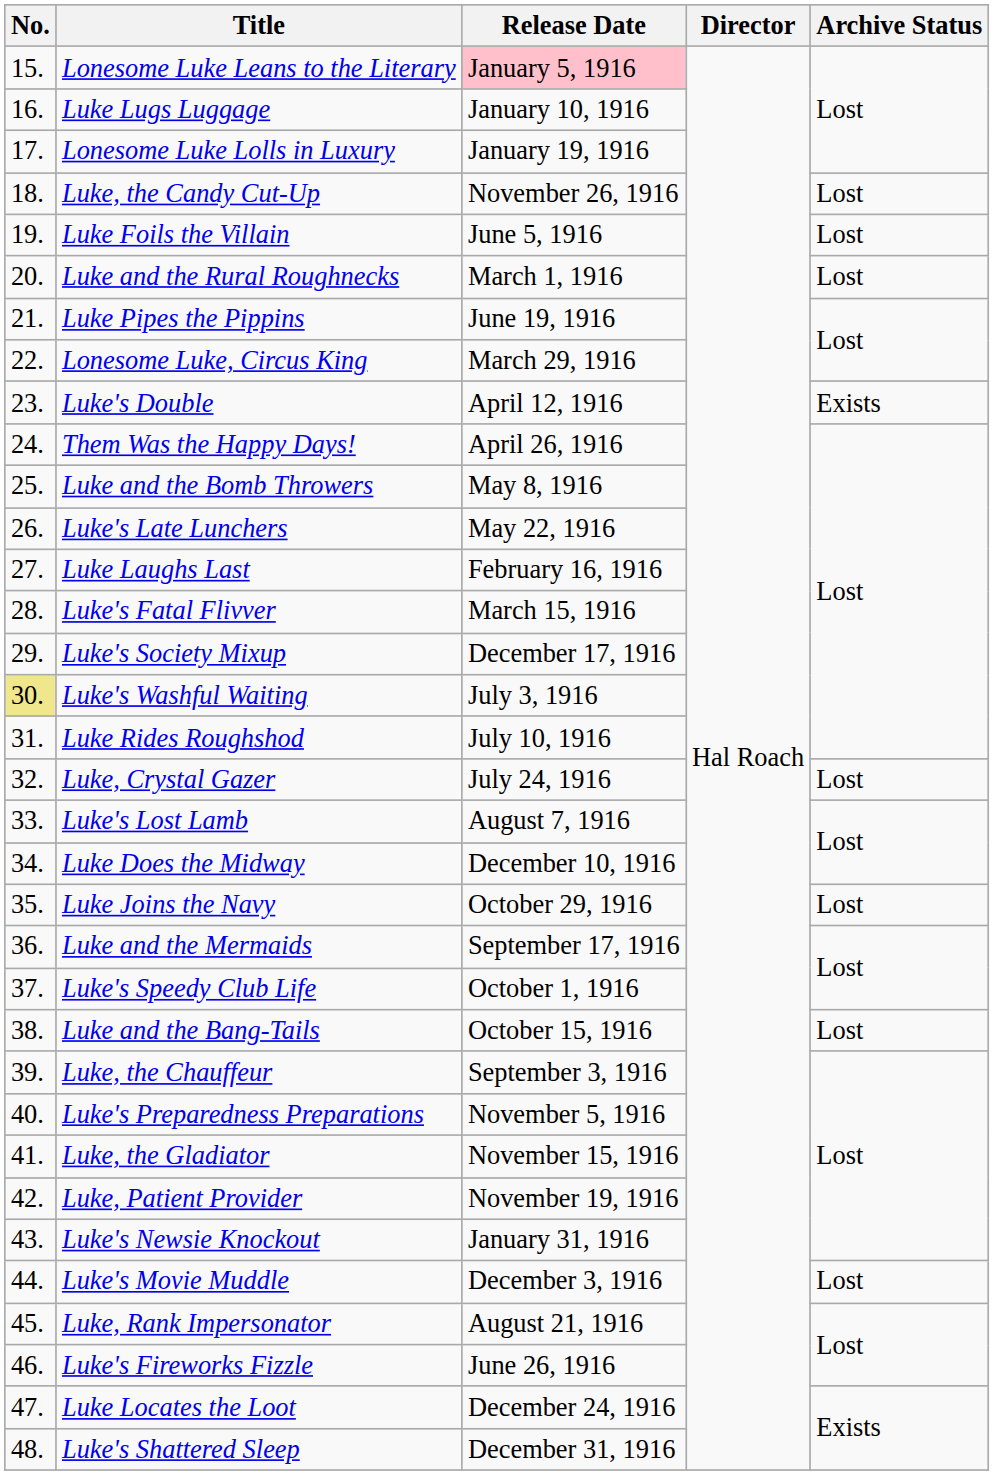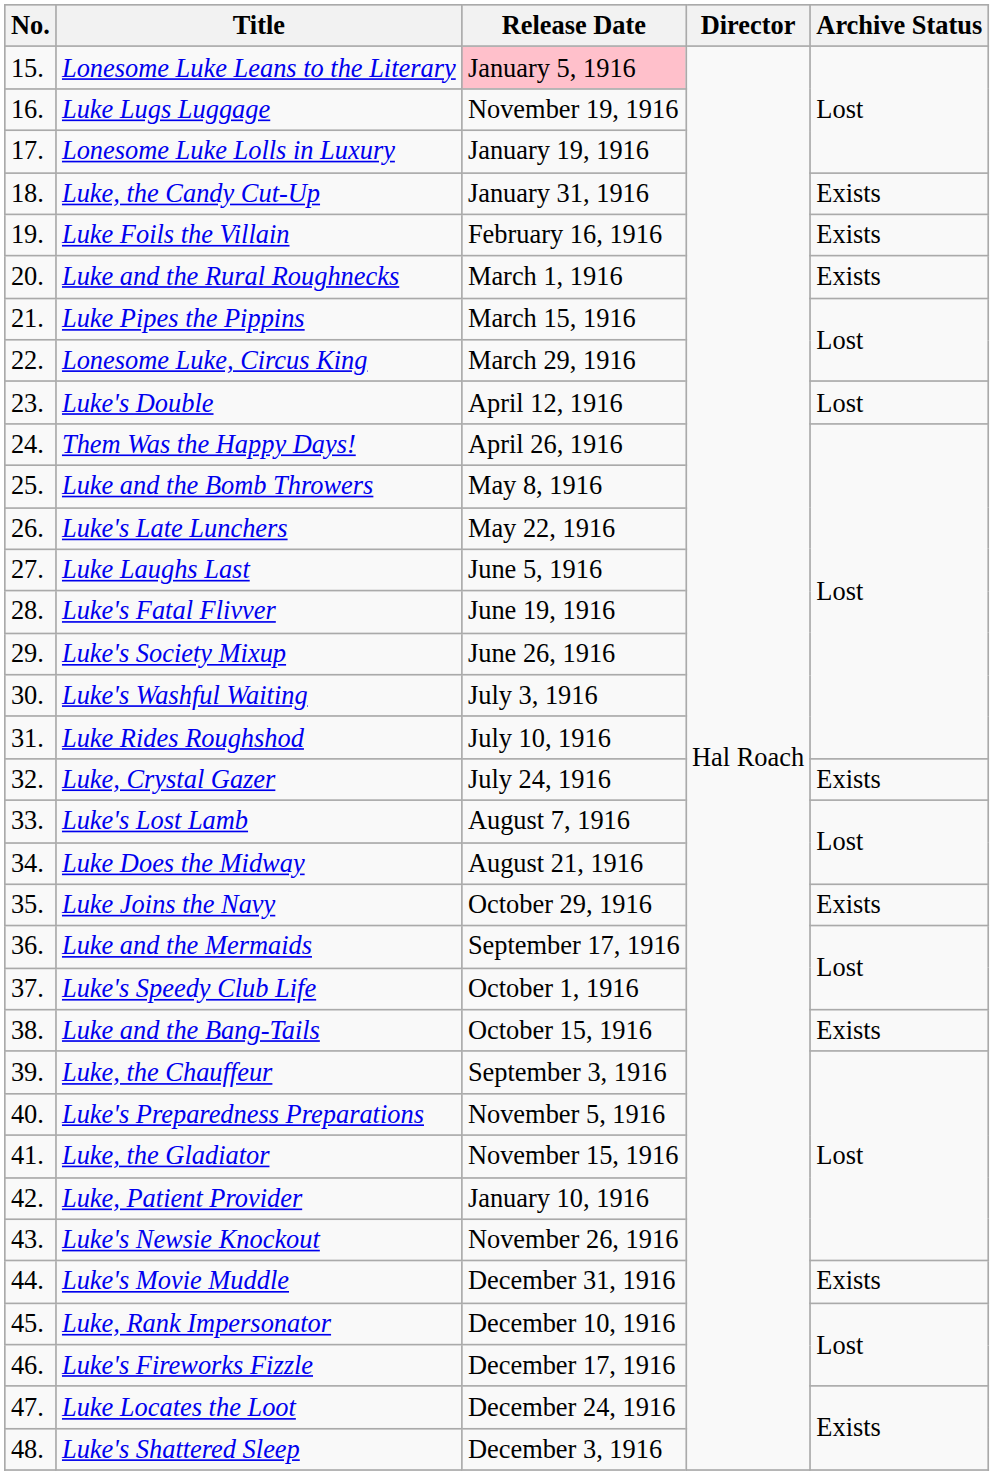(558, 109) January 10, 1916 -> (573, 109) November 19, 1916
(573, 192) November 26, 1916 -> (558, 192) January 31, 1916
(840, 192) Lost -> (849, 192) Exists
(535, 234) June 5, 1916 -> (565, 234) February 16, 1916
(840, 234) Lost -> (849, 234) Exists
(840, 276) Lost -> (849, 276) Exists
(542, 318) June 19, 1916 -> (552, 318) March 15, 1916
(849, 402) Exists -> (840, 402) Lost
(565, 569) February 16, 1916 -> (535, 569) June 5, 1916
(552, 611) March 15, 1916 -> (542, 611) June 19, 1916
(572, 653) December 17, 1916 -> (542, 653) June 26, 1916
(27, 695) khaki background -> (27, 695) no background
(840, 779) Lost -> (849, 779) Exists
(572, 862) December 10, 1916 -> (556, 862) August 21, 1916
(840, 904) Lost -> (849, 904) Exists
(840, 1030) Lost -> (849, 1030) Exists
(573, 1197) November 19, 1916 -> (558, 1197) January 10, 1916
(558, 1239) January 31, 1916 -> (573, 1239) November 26, 1916
(565, 1281) December 3, 1916 -> (572, 1281) December 31, 1916
(840, 1281) Lost -> (849, 1281) Exists
(556, 1323) August 21, 1916 -> (572, 1323) December 10, 1916
(542, 1365) June 26, 1916 -> (572, 1365) December 17, 1916
(572, 1448) December 31, 1916 -> (565, 1448) December 3, 1916
